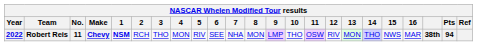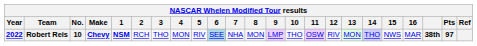(78, 35) 11 -> (78, 35) 10
(217, 35) no background -> (217, 35) lightblue background
(449, 35) 94 -> (449, 35) 97
